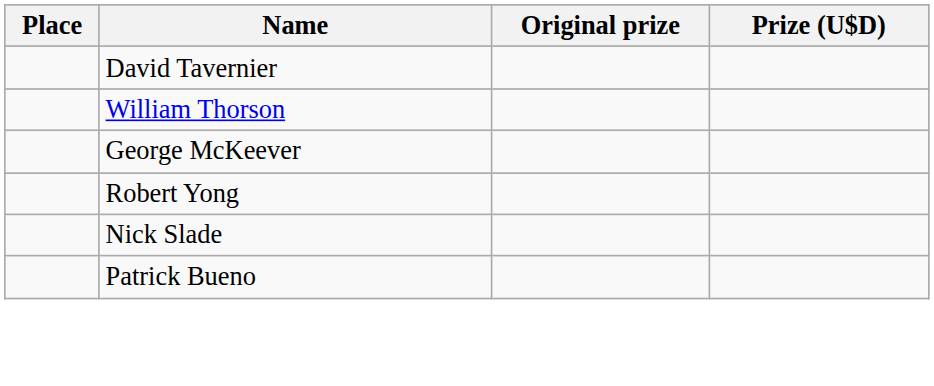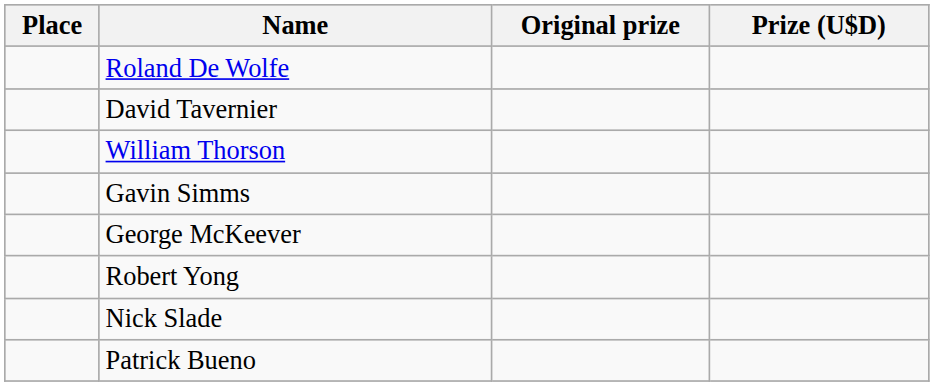+ row: (197, 67)
+ row: (178, 192)
